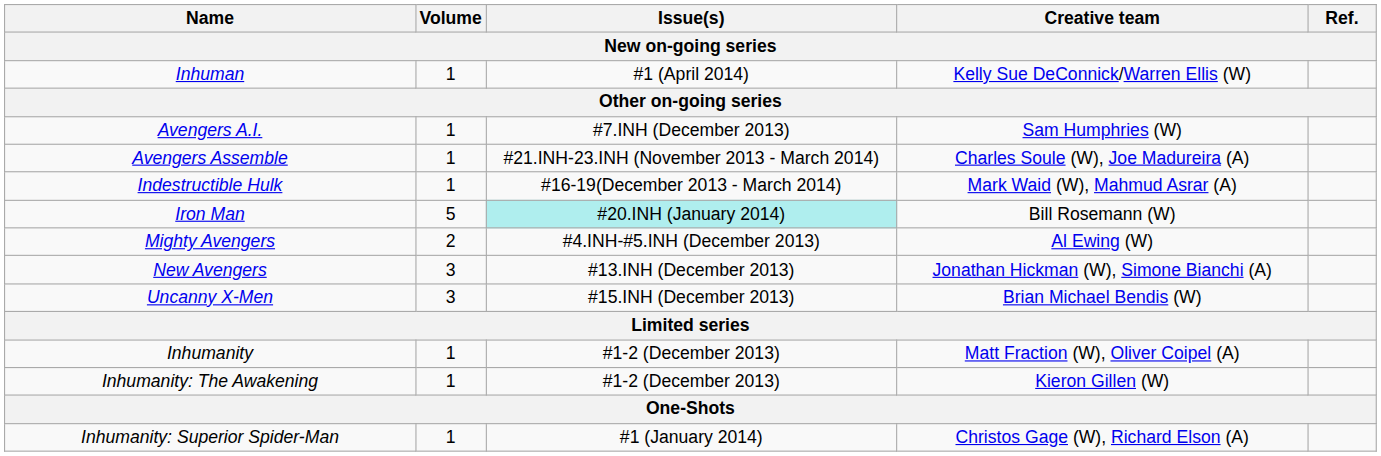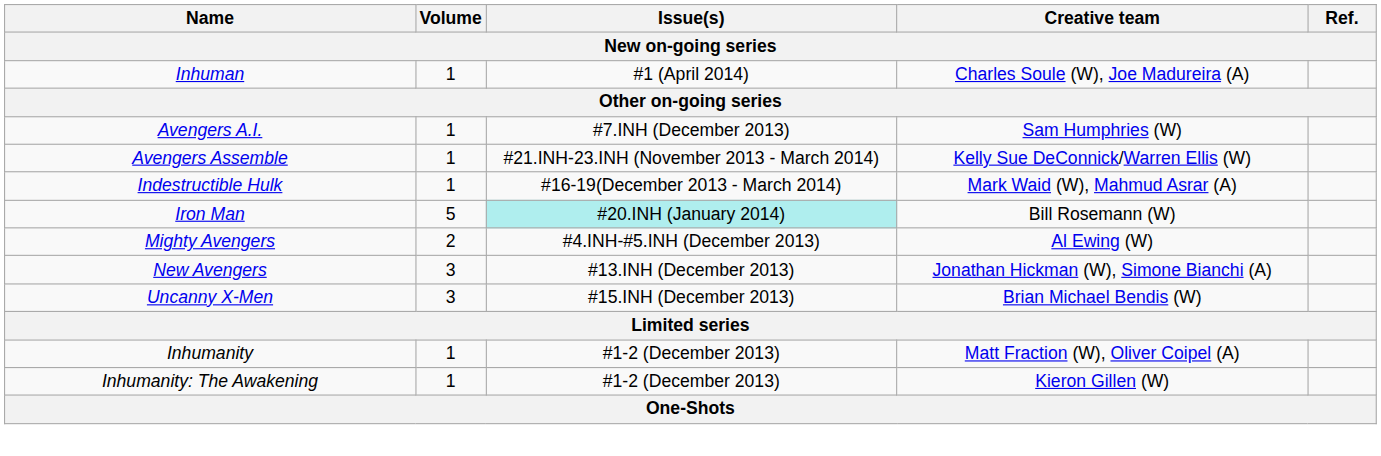(1102, 74) Kelly Sue DeConnick/Warren Ellis (W) -> (1102, 74) Charles Soule (W), Joe Madureira (A)
(1102, 158) Charles Soule (W), Joe Madureira (A) -> (1102, 158) Kelly Sue DeConnick/Warren Ellis (W)
- row: (210, 437)
